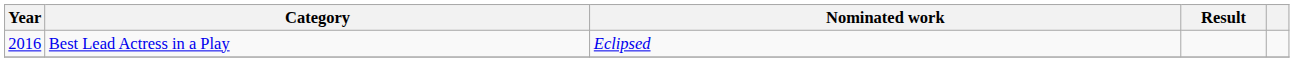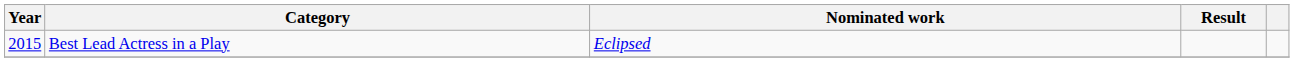(25, 43) 2016 -> (25, 43) 2015
